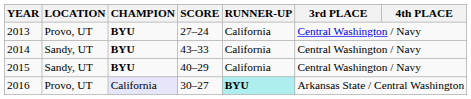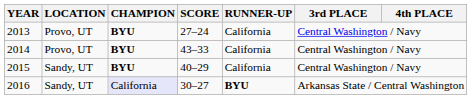(69, 49) Sandy, UT -> (68, 49) Provo, UT
(68, 85) Provo, UT -> (69, 85) Sandy, UT
(237, 85) paleturquoise background -> (237, 85) no background
